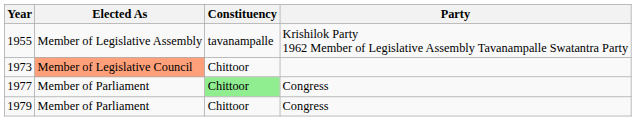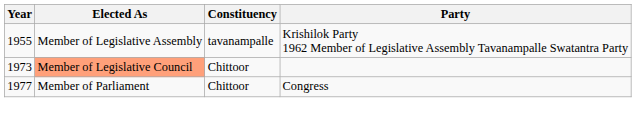(228, 86) lightgreen background -> (228, 86) no background
- row: (20, 106)
